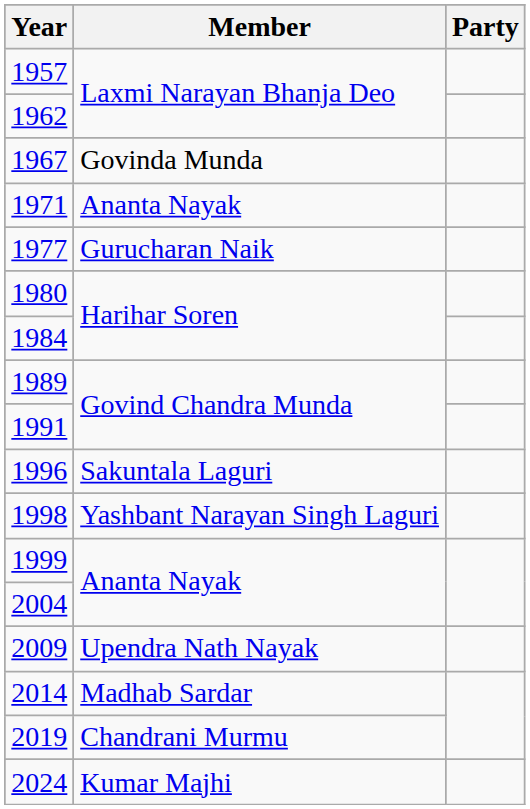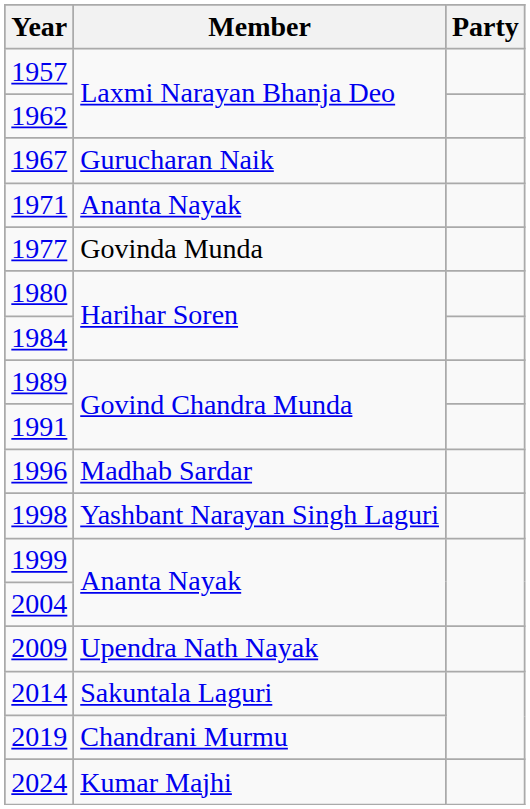(172, 159) Govinda Munda -> (177, 159) Gurucharan Naik
(177, 248) Gurucharan Naik -> (172, 248) Govinda Munda
(176, 470) Sakuntala Laguri -> (166, 470) Madhab Sardar
(166, 692) Madhab Sardar -> (176, 692) Sakuntala Laguri
